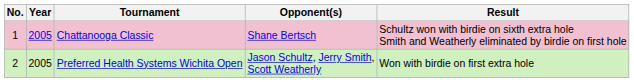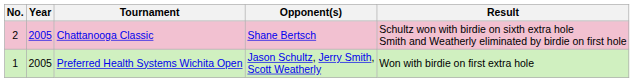(15, 35) 1 -> (15, 35) 2
(15, 64) 2 -> (15, 64) 1
